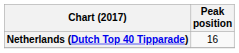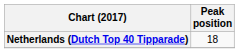(213, 39) 16 -> (213, 39) 18
